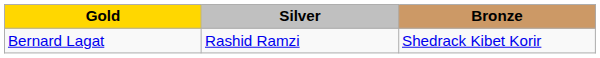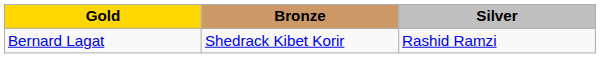columns swapped: (300, 16) <-> (497, 16)
